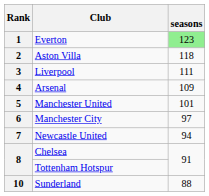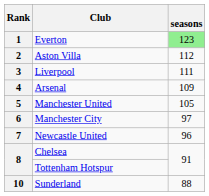(186, 55) 118 -> (186, 55) 112
(186, 103) 101 -> (186, 103) 105
(186, 135) 94 -> (186, 135) 96
